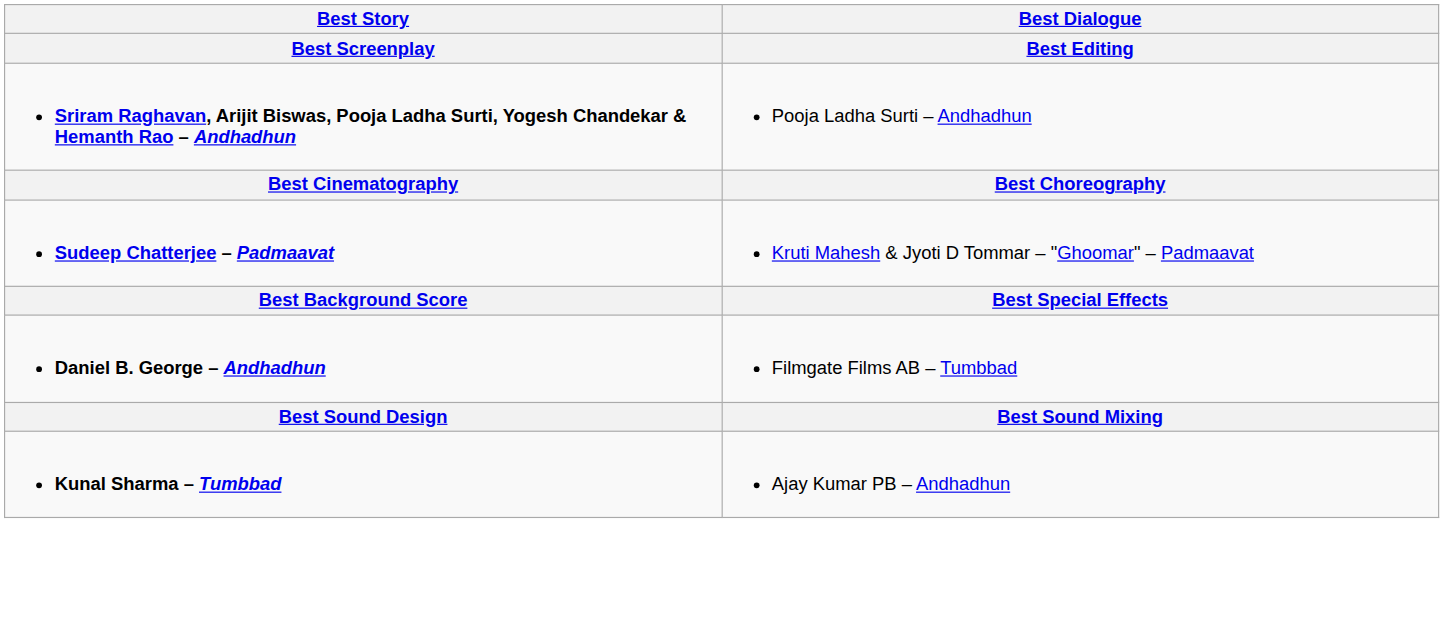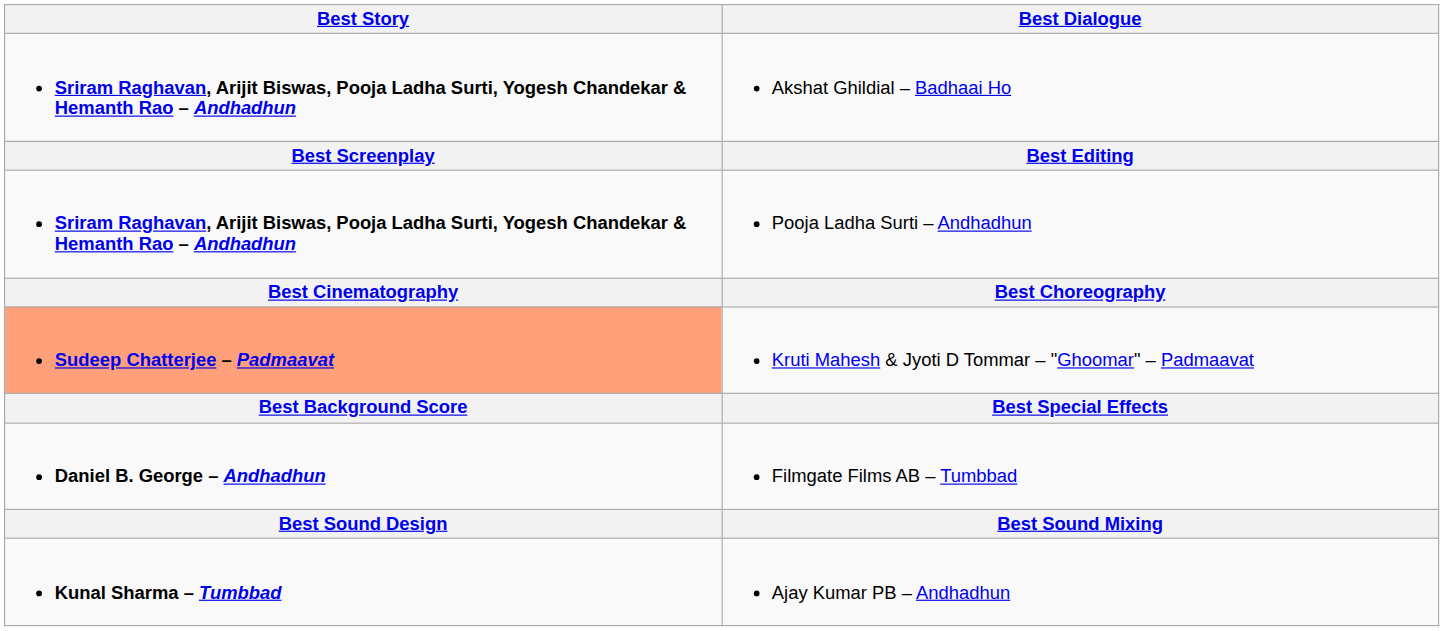+ row: (1080, 87)
(363, 253) no background -> (363, 361) lightsalmon background
